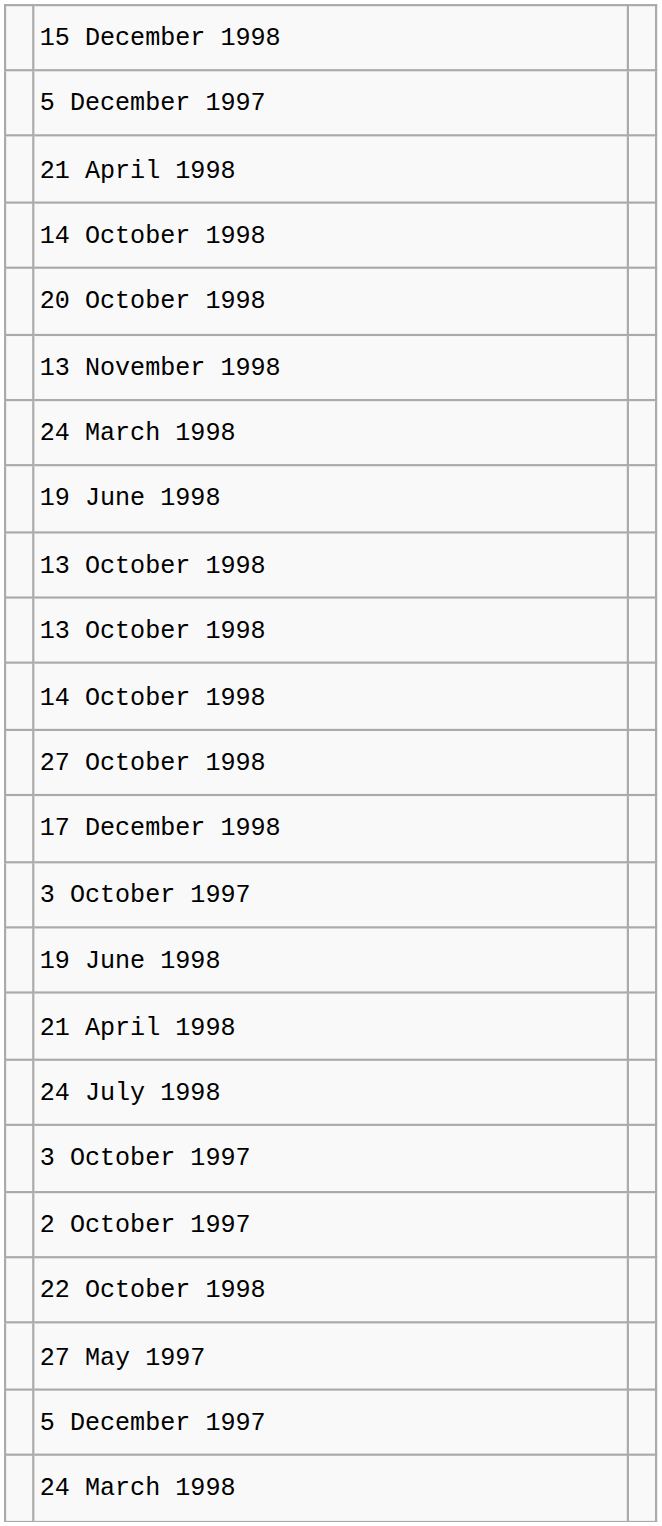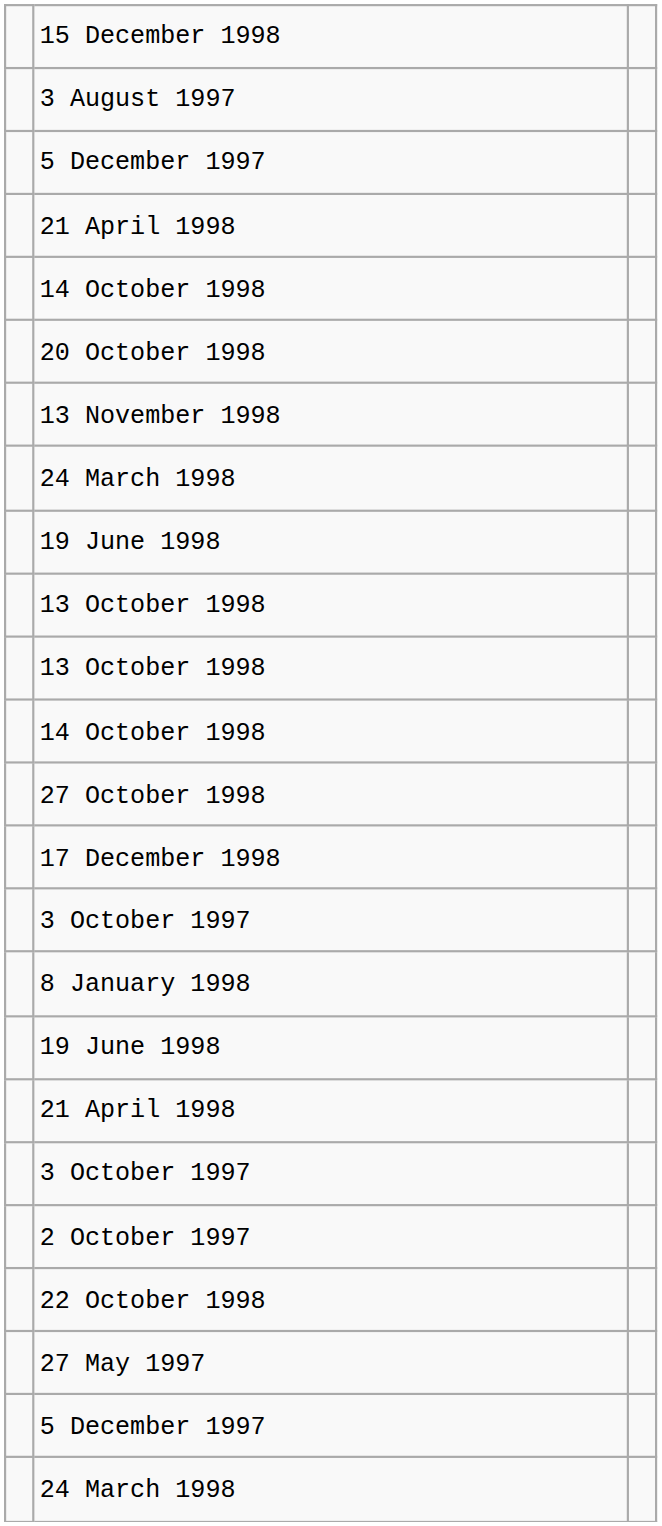+ row: (19, 99)
+ row: (19, 984)
- row: (19, 1092)
